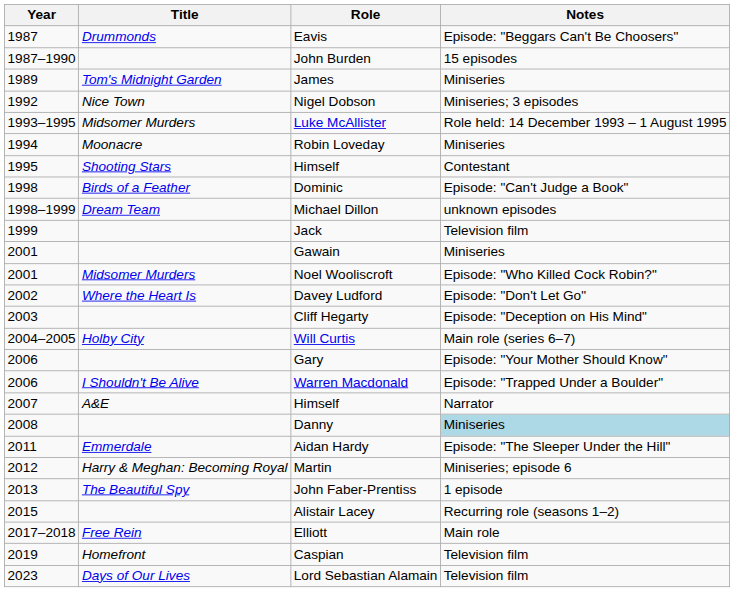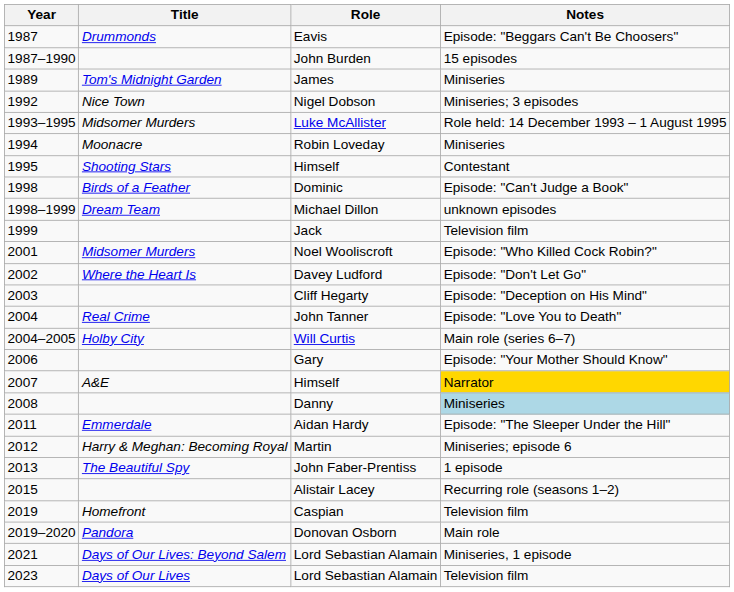- row: (23, 252)
+ row: (23, 317)
- row: (23, 381)
(469, 403) no background -> (469, 381) gold background
- row: (42, 532)
+ row: (42, 532)
+ row: (23, 554)
